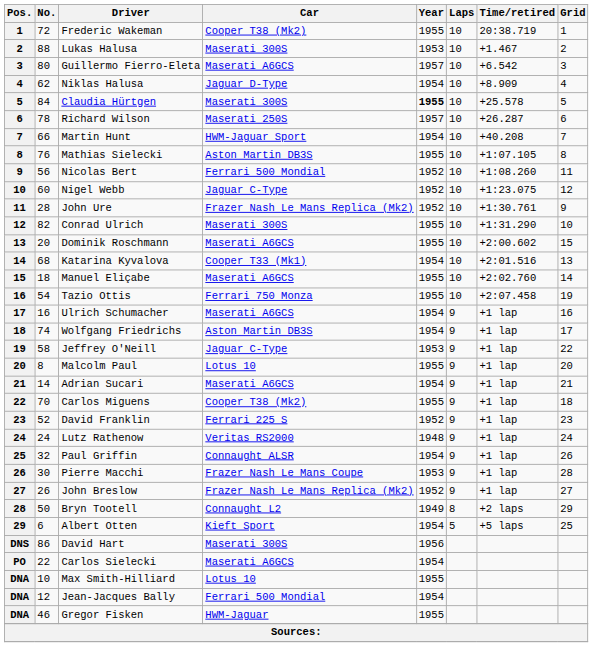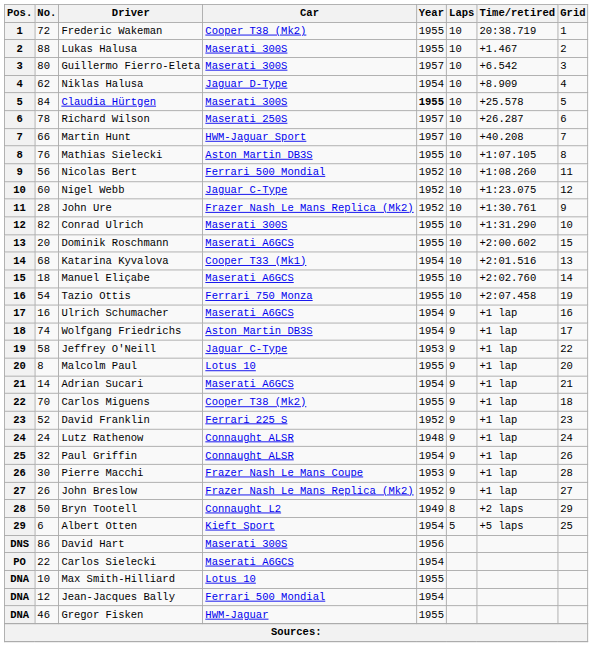(431, 48) 1953 -> (431, 48) 1955
(250, 66) Maserati A6GCS -> (246, 66) Maserati 300S
(431, 137) 1954 -> (431, 137) 1957
(250, 438) Veritas RS2000 -> (250, 438) Connaught ALSR
